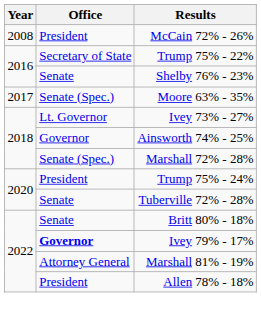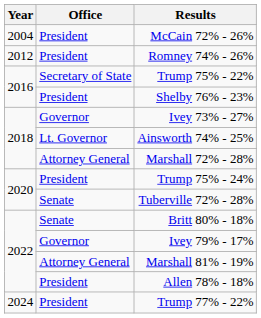(20, 35) 2008 -> (20, 35) 2004
+ row: (201, 55)
(57, 76) Senate -> (63, 96) President
- row: (206, 96)
(73, 117) Lt. Governor -> (64, 117) Governor
(64, 138) Governor -> (73, 138) Lt. Governor
(77, 158) Senate (Spec.) -> (84, 158) Attorney General
(66, 240) bold -> (64, 240) normal
+ row: (205, 302)
